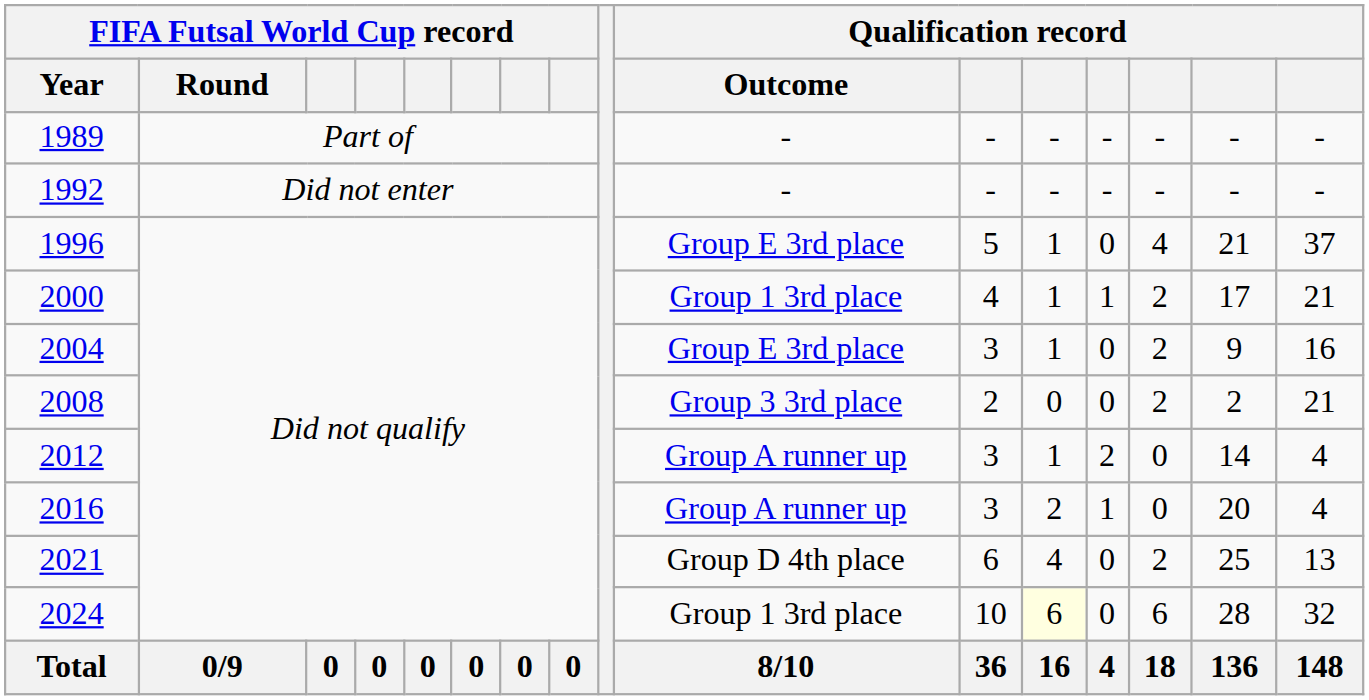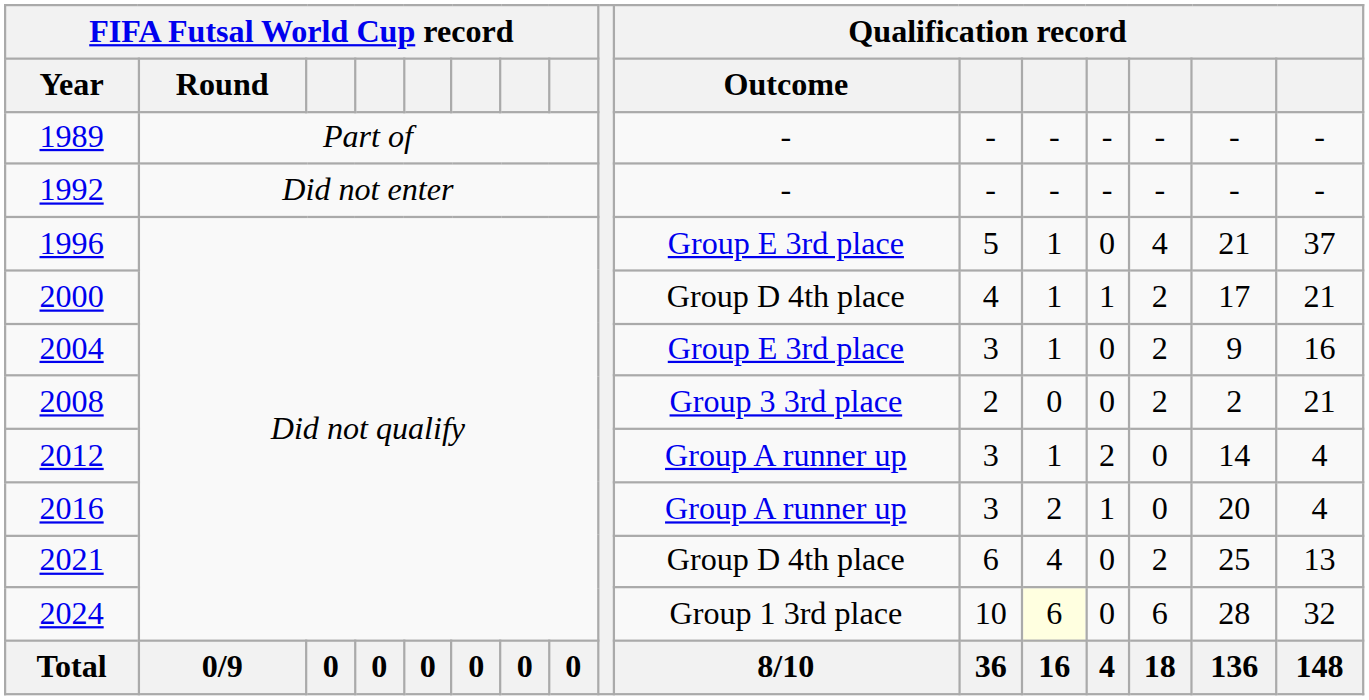(786, 296) Group 1 3rd place -> (786, 296) Group D 4th place
